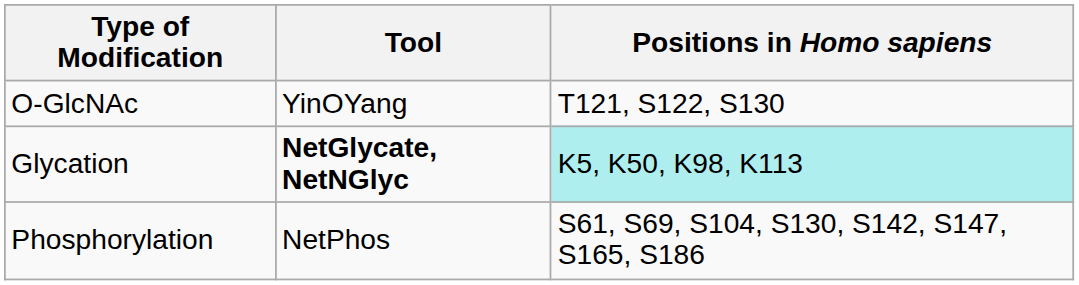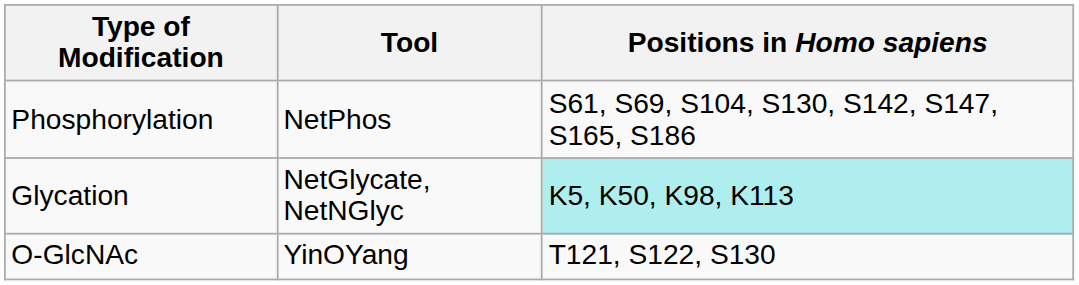rows swapped: (112, 240) <-> (75, 103)
(360, 163) bold -> (357, 195) normal
